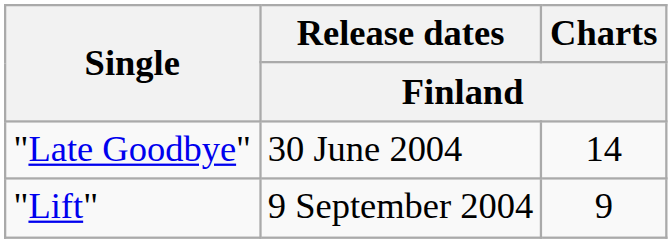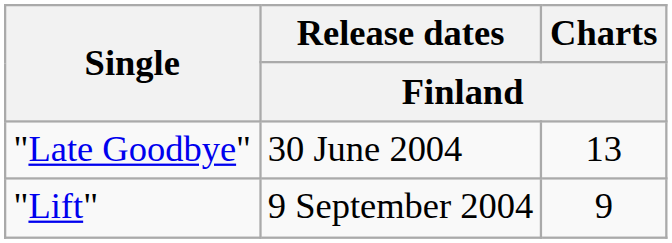(604, 149) 14 -> (604, 149) 13
